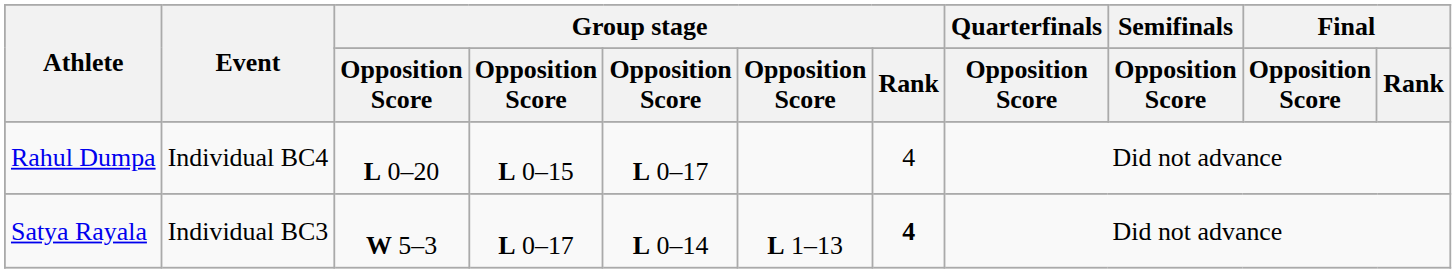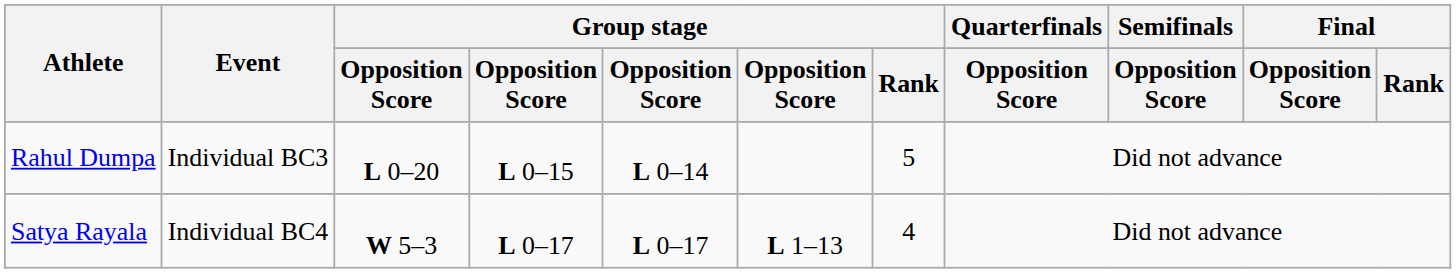(248, 157) Individual BC4 -> (248, 157) Individual BC3
(671, 172) L 0–17 -> (671, 172) L 0–14
(909, 157) 4 -> (909, 157) 5
(248, 231) Individual BC3 -> (248, 231) Individual BC4
(671, 246) L 0–14 -> (671, 246) L 0–17
(909, 231) bold -> (909, 231) normal
